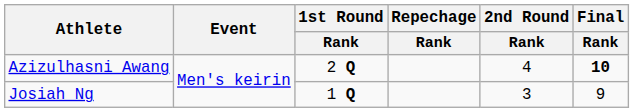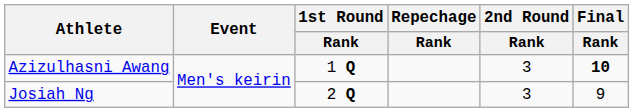(341, 68) 2 Q -> (341, 68) 1 Q
(527, 68) 4 -> (527, 68) 3
(341, 94) 1 Q -> (341, 94) 2 Q
